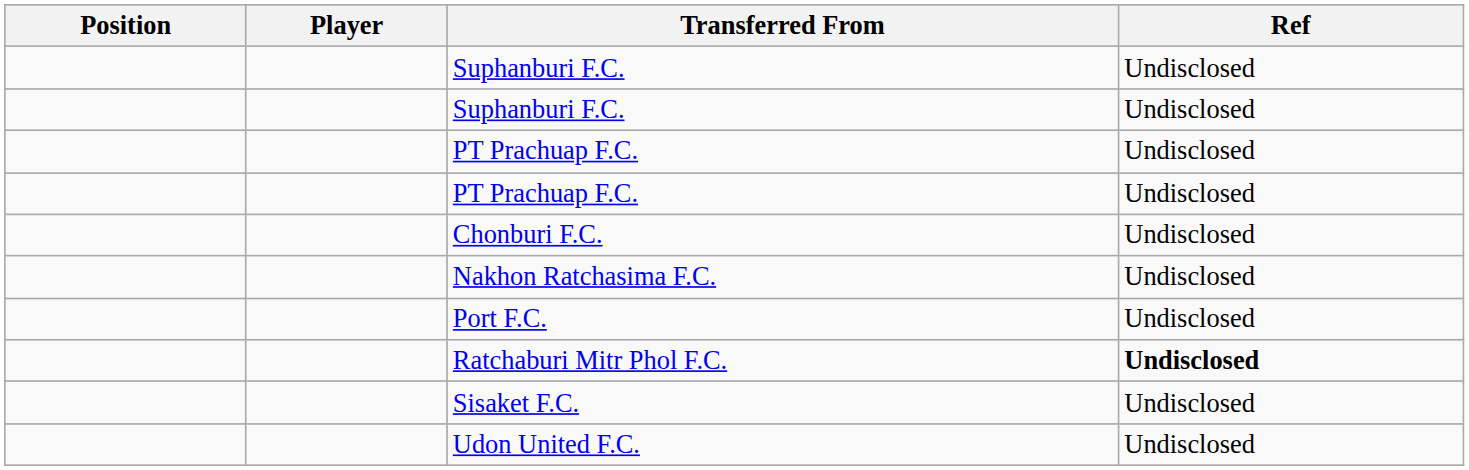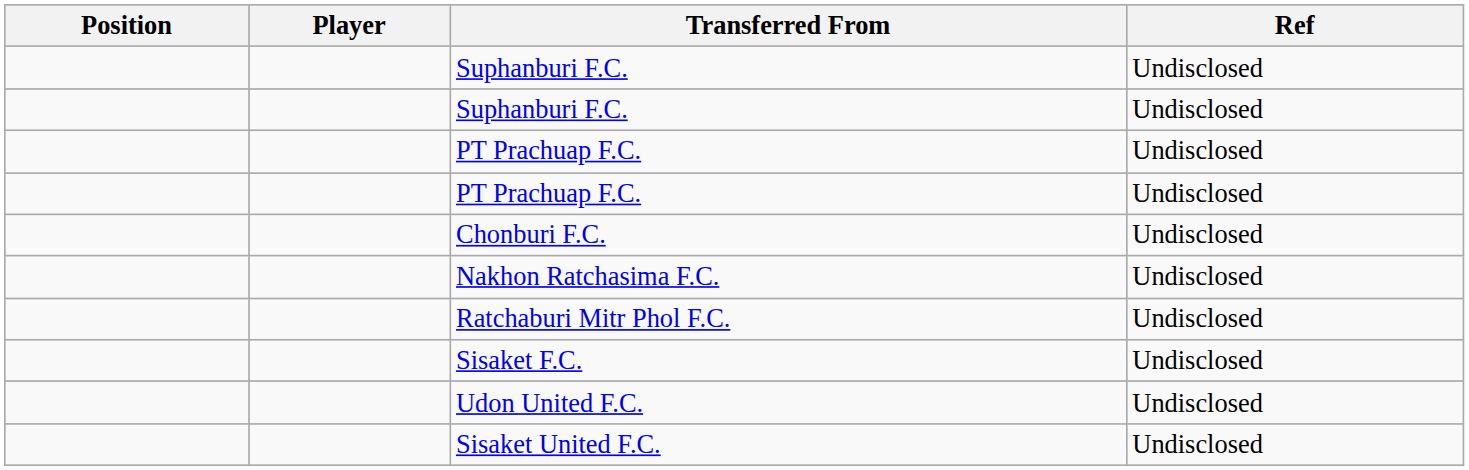- row: (126, 319)
(1192, 360) bold -> (1198, 318) normal
+ row: (127, 444)
